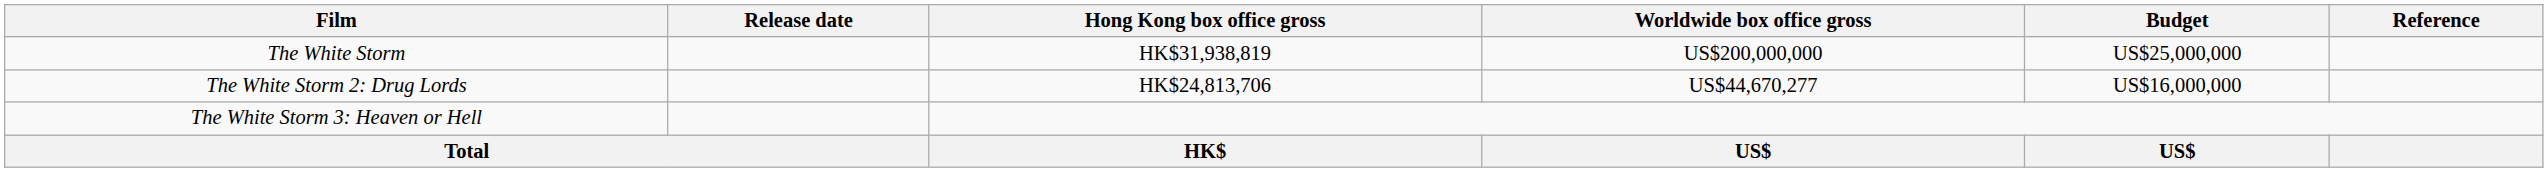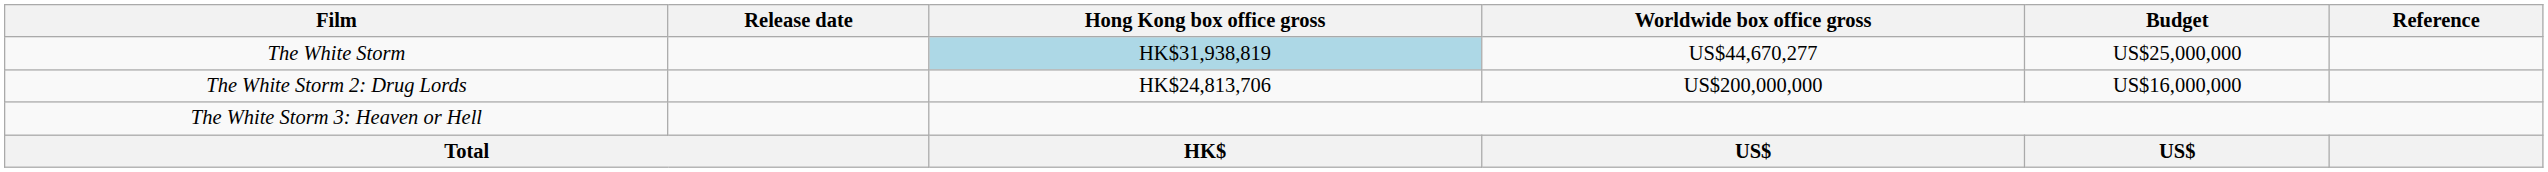(1205, 53) no background -> (1205, 53) lightblue background
(1753, 53) US$200,000,000 -> (1753, 53) US$44,670,277
(1753, 85) US$44,670,277 -> (1753, 85) US$200,000,000
